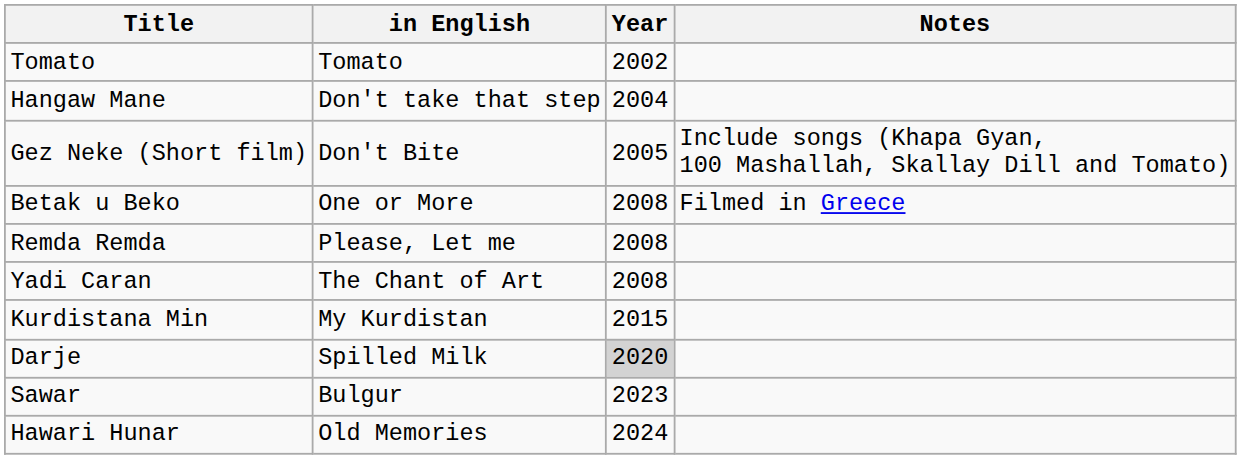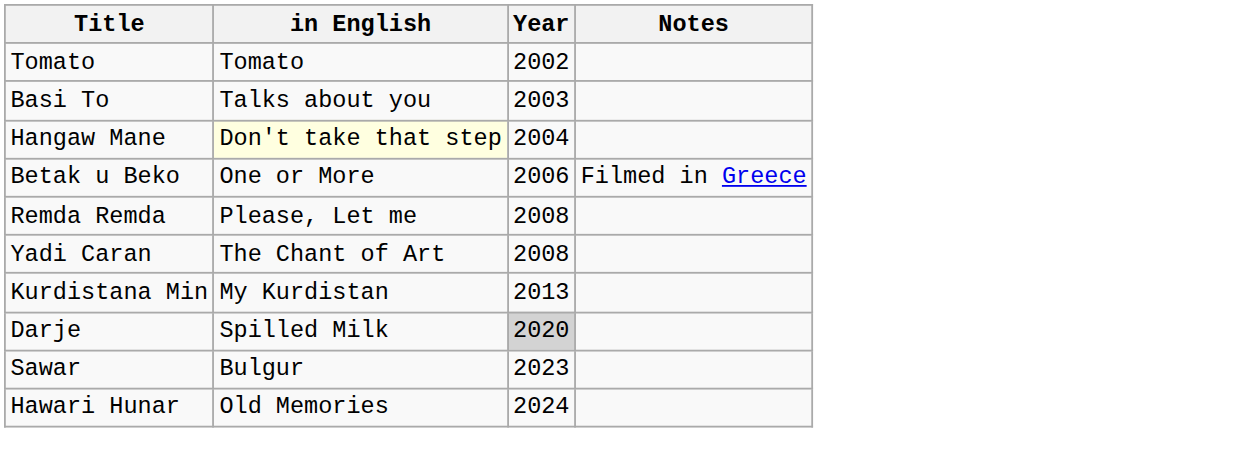+ row: (60, 101)
(459, 101) no background -> (361, 139) lightyellow background
- row: (159, 153)
(640, 205) 2008 -> (541, 177) 2006
(640, 320) 2015 -> (541, 293) 2013
